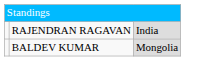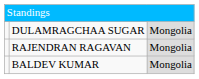+ row: (78, 30)
(147, 30) India -> (171, 47) Mongolia
